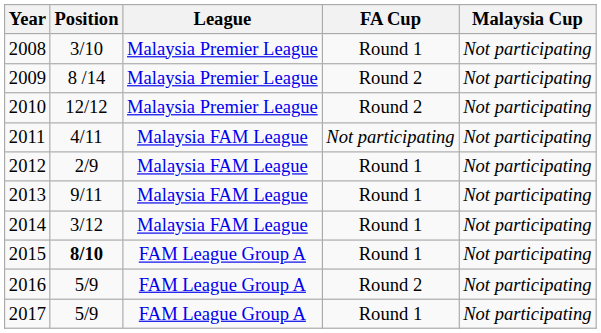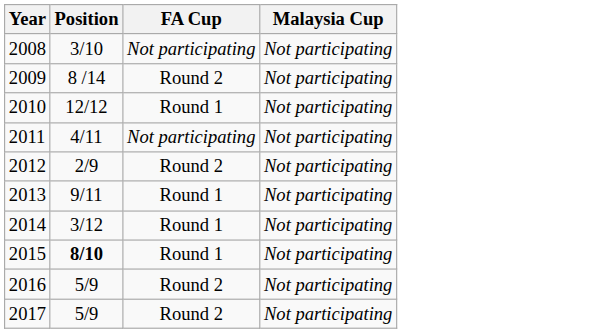- column: (222, 19)
(390, 48) Round 1 -> (191, 48) Not participating
(390, 107) Round 2 -> (191, 107) Round 1
(390, 166) Round 1 -> (191, 166) Round 2
(390, 313) Round 1 -> (191, 313) Round 2
